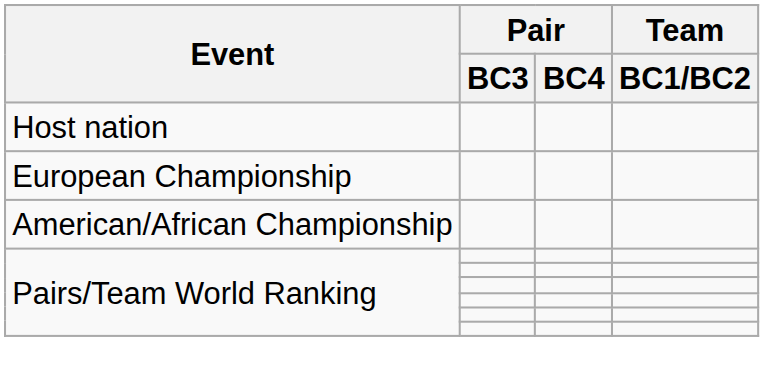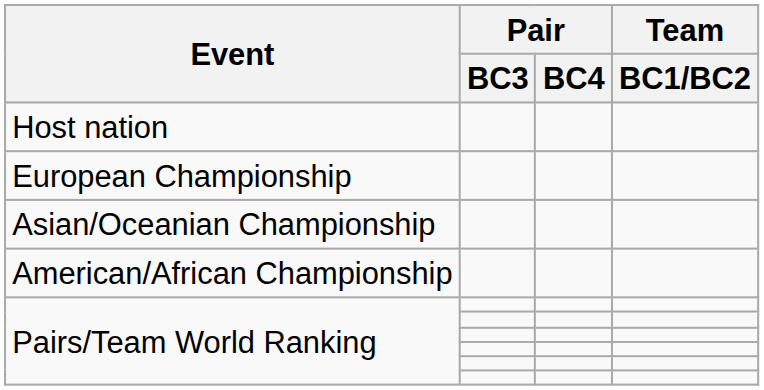+ row: (224, 225)
